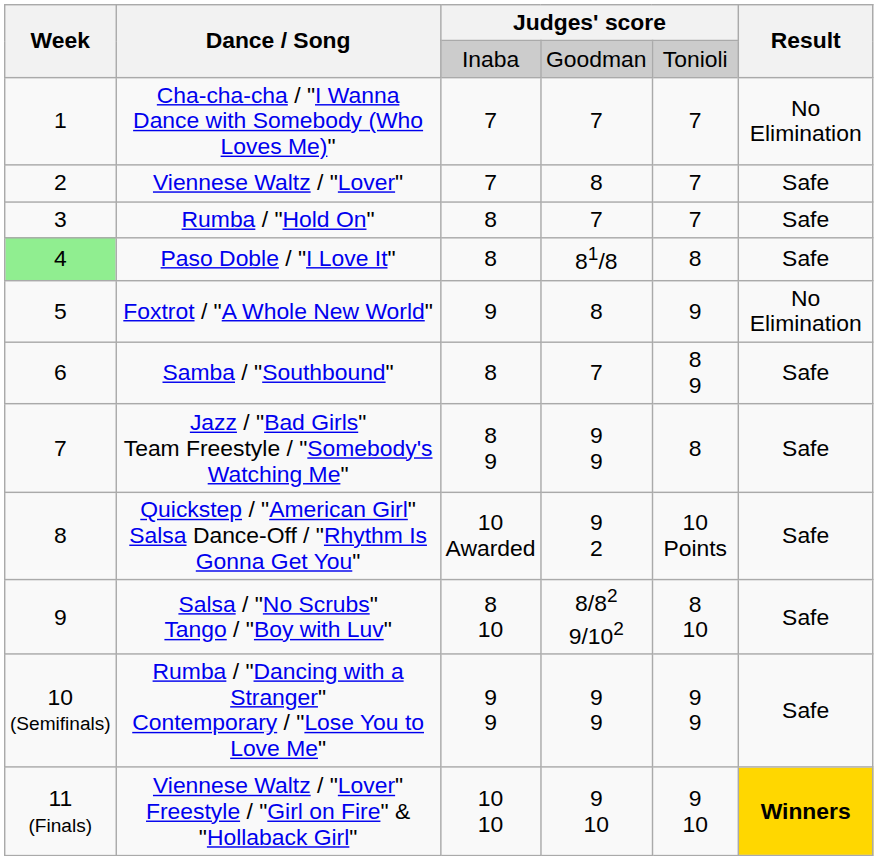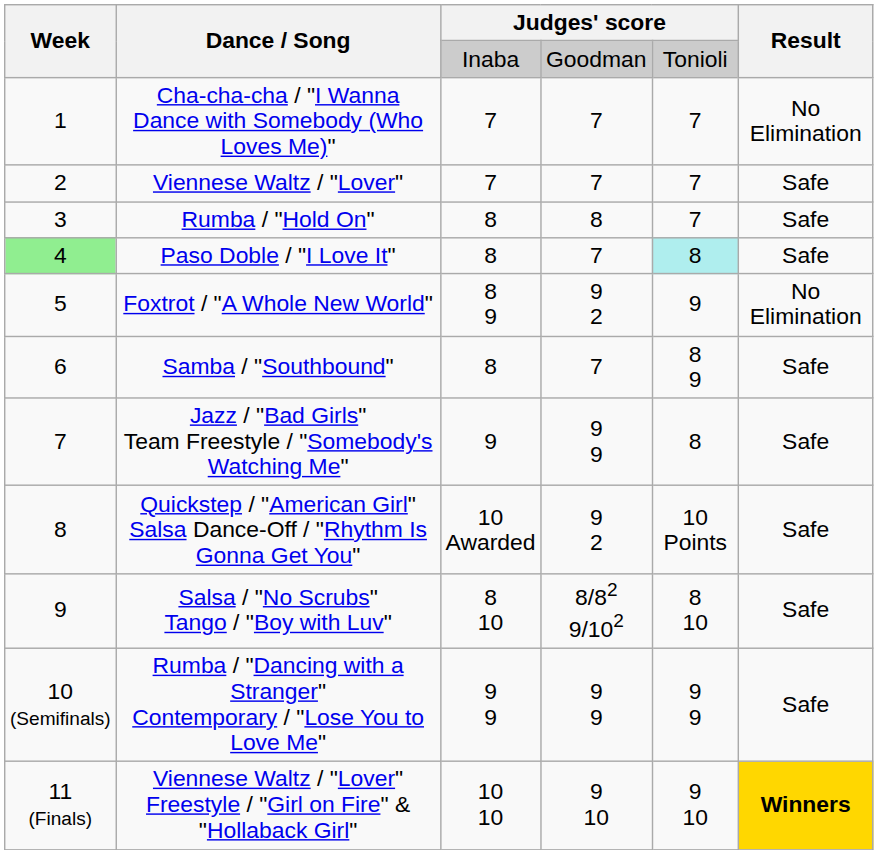(596, 182) 8 -> (596, 182) 7
(596, 219) 7 -> (596, 219) 8
(596, 258) 81/8 -> (596, 255) 7
(695, 258) no background -> (695, 255) paleturquoise background
(491, 310) 9 -> (491, 304) 8 9
(596, 310) 8 -> (596, 304) 9 2
(491, 447) 8 9 -> (491, 441) 9
